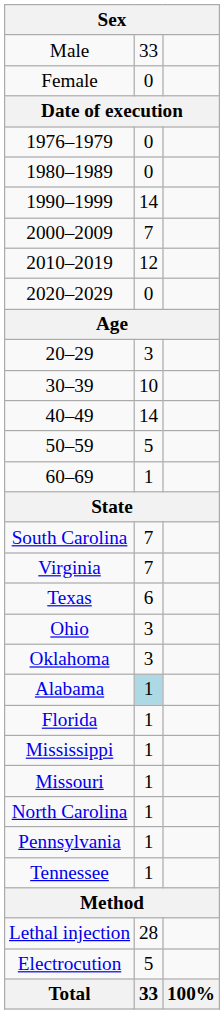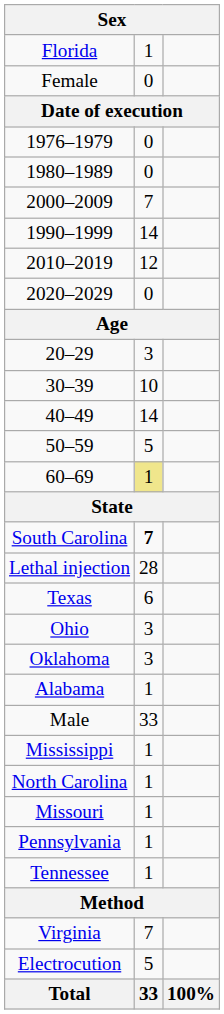rows swapped: (70, 50) <-> (70, 720)
rows swapped: (70, 202) <-> (70, 232)
(149, 476) no background -> (149, 476) khaki background
(149, 537) normal -> (149, 537) bold
rows swapped: (70, 567) <-> (70, 933)
(149, 689) lightblue background -> (149, 689) no background
rows swapped: (70, 780) <-> (70, 811)
